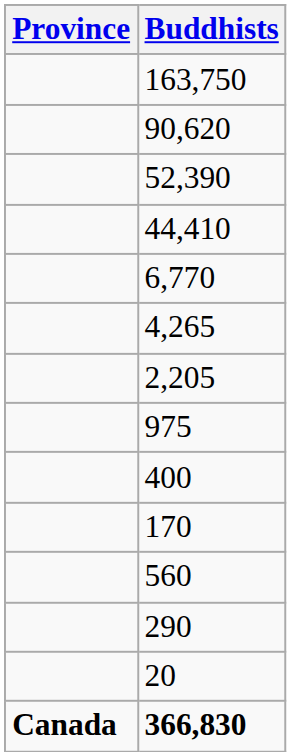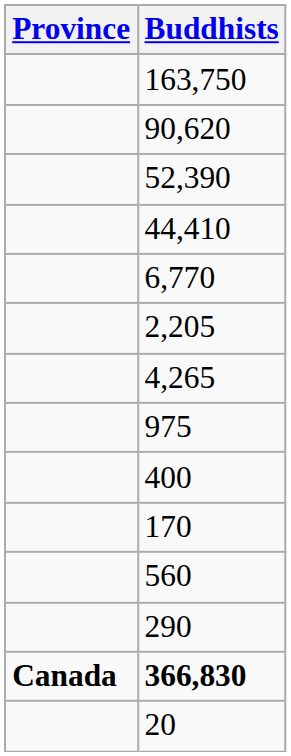rows swapped: (180, 327) <-> (180, 377)
rows swapped: (160, 675) <-> (195, 725)
